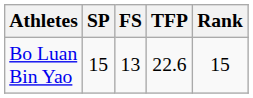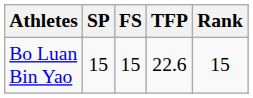(130, 64) 13 -> (130, 64) 15
